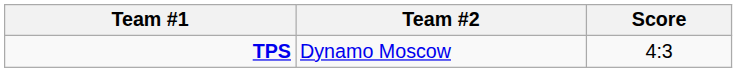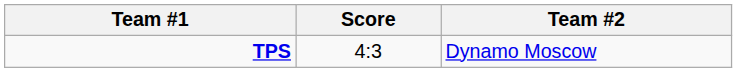columns swapped: (659, 20) <-> (441, 20)
